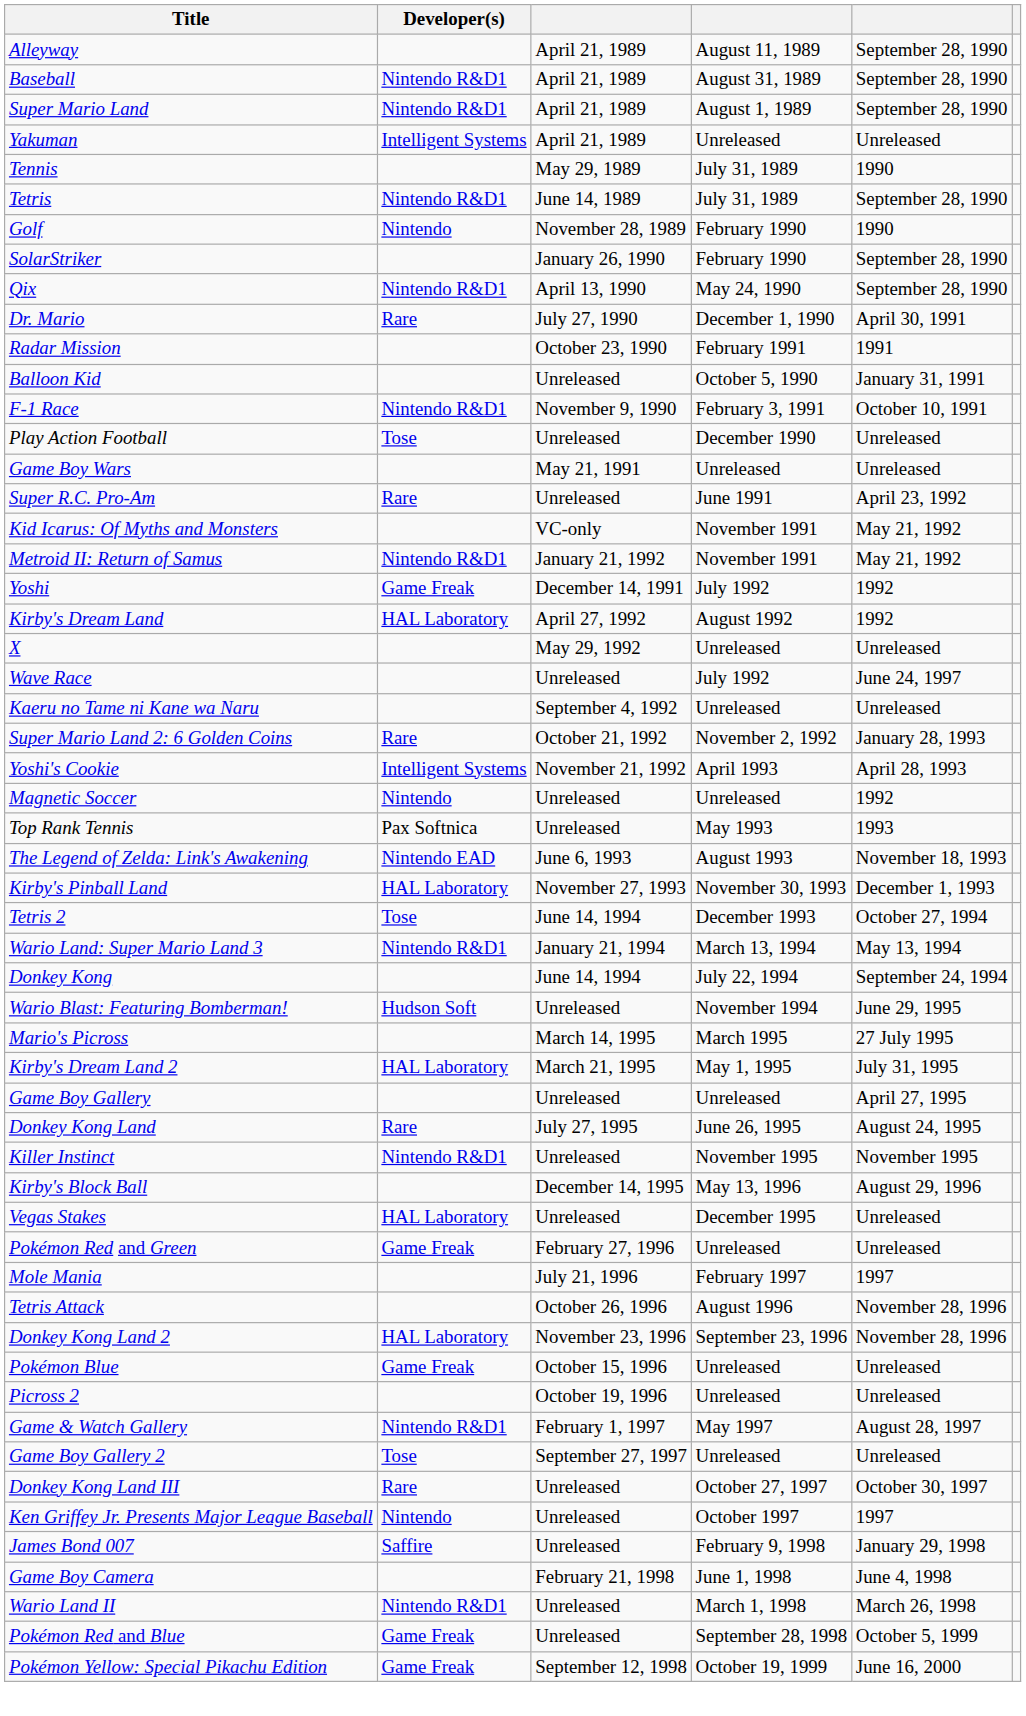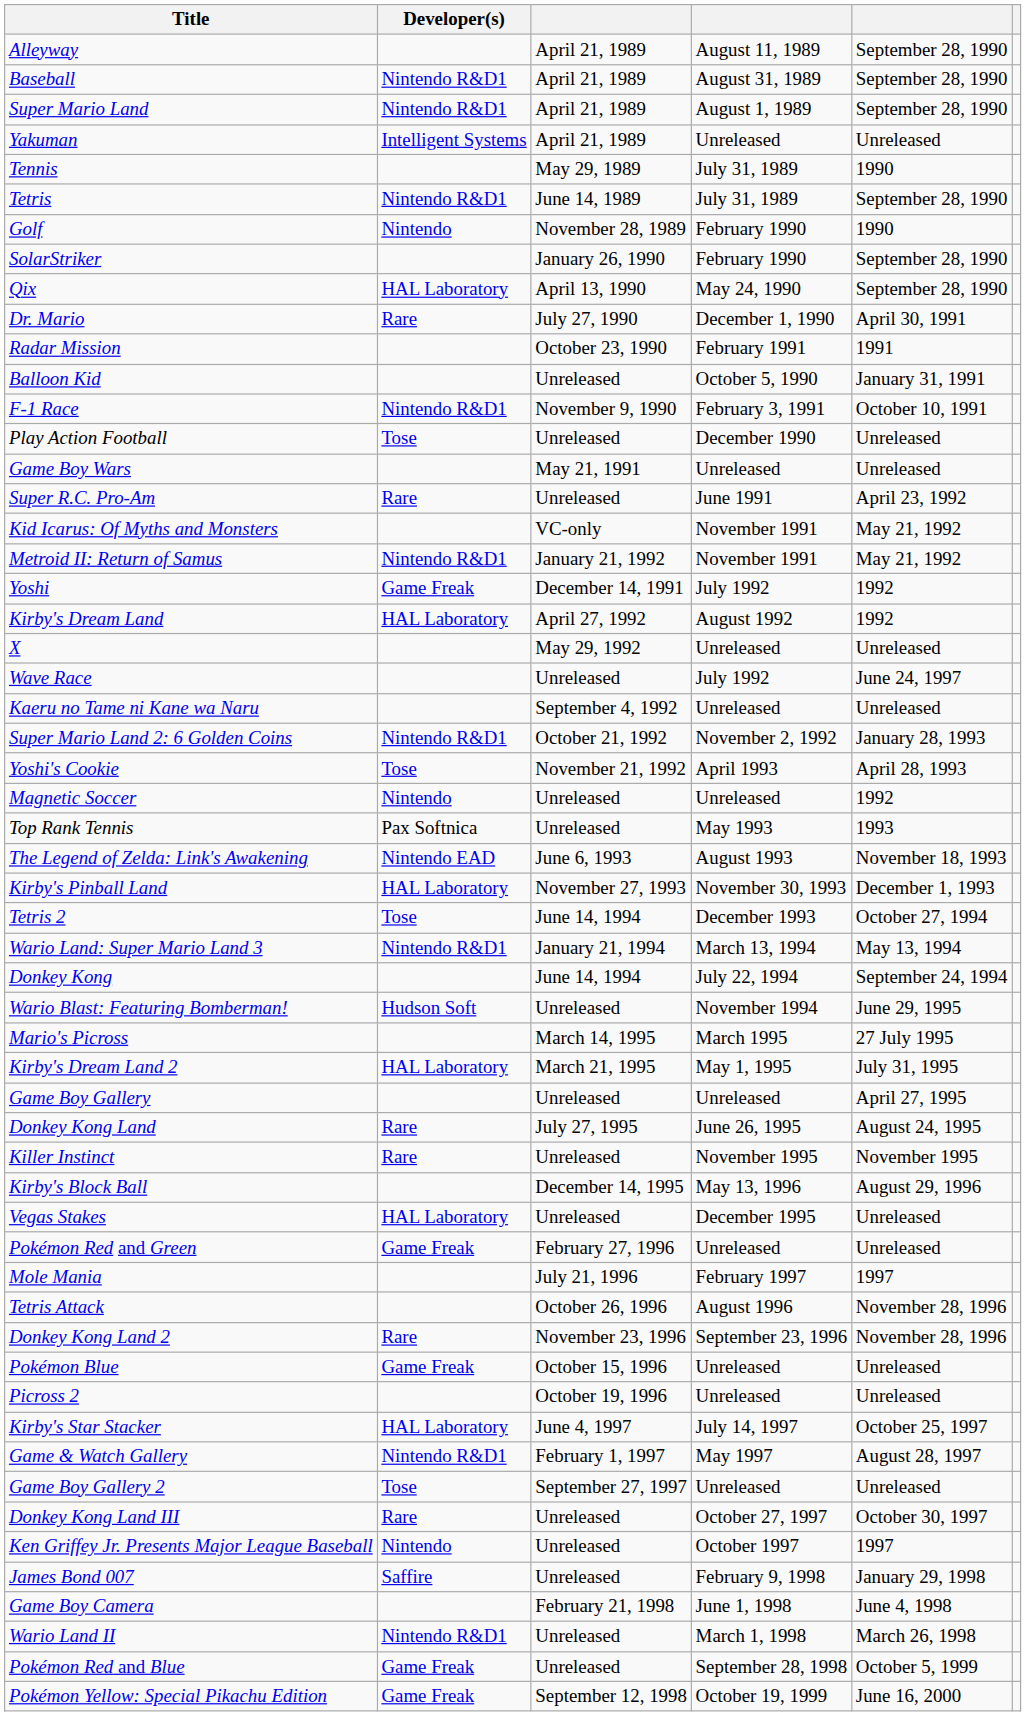(444, 288) Nintendo R&D1 -> (445, 288) HAL Laboratory
(399, 738) Rare -> (444, 738) Nintendo R&D1
(454, 768) Intelligent Systems -> (399, 768) Tose
(444, 1157) Nintendo R&D1 -> (399, 1157) Rare
(445, 1336) HAL Laboratory -> (399, 1336) Rare
+ row: (85, 1426)
